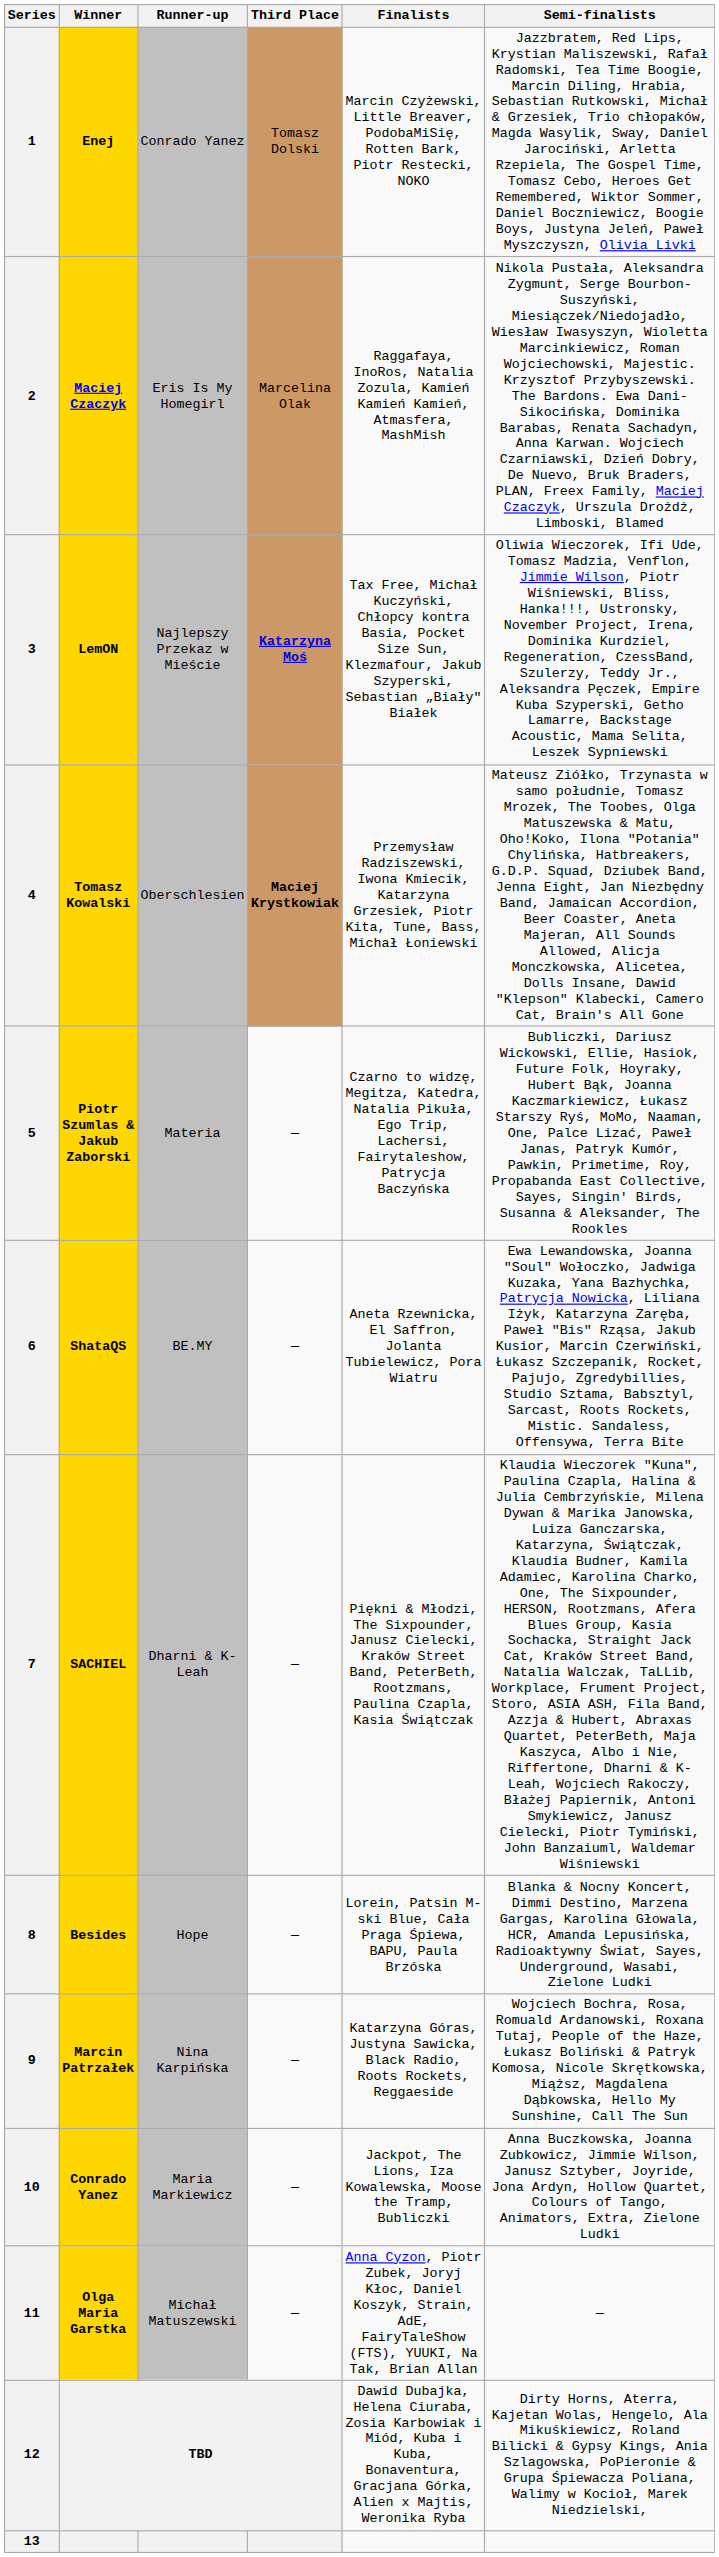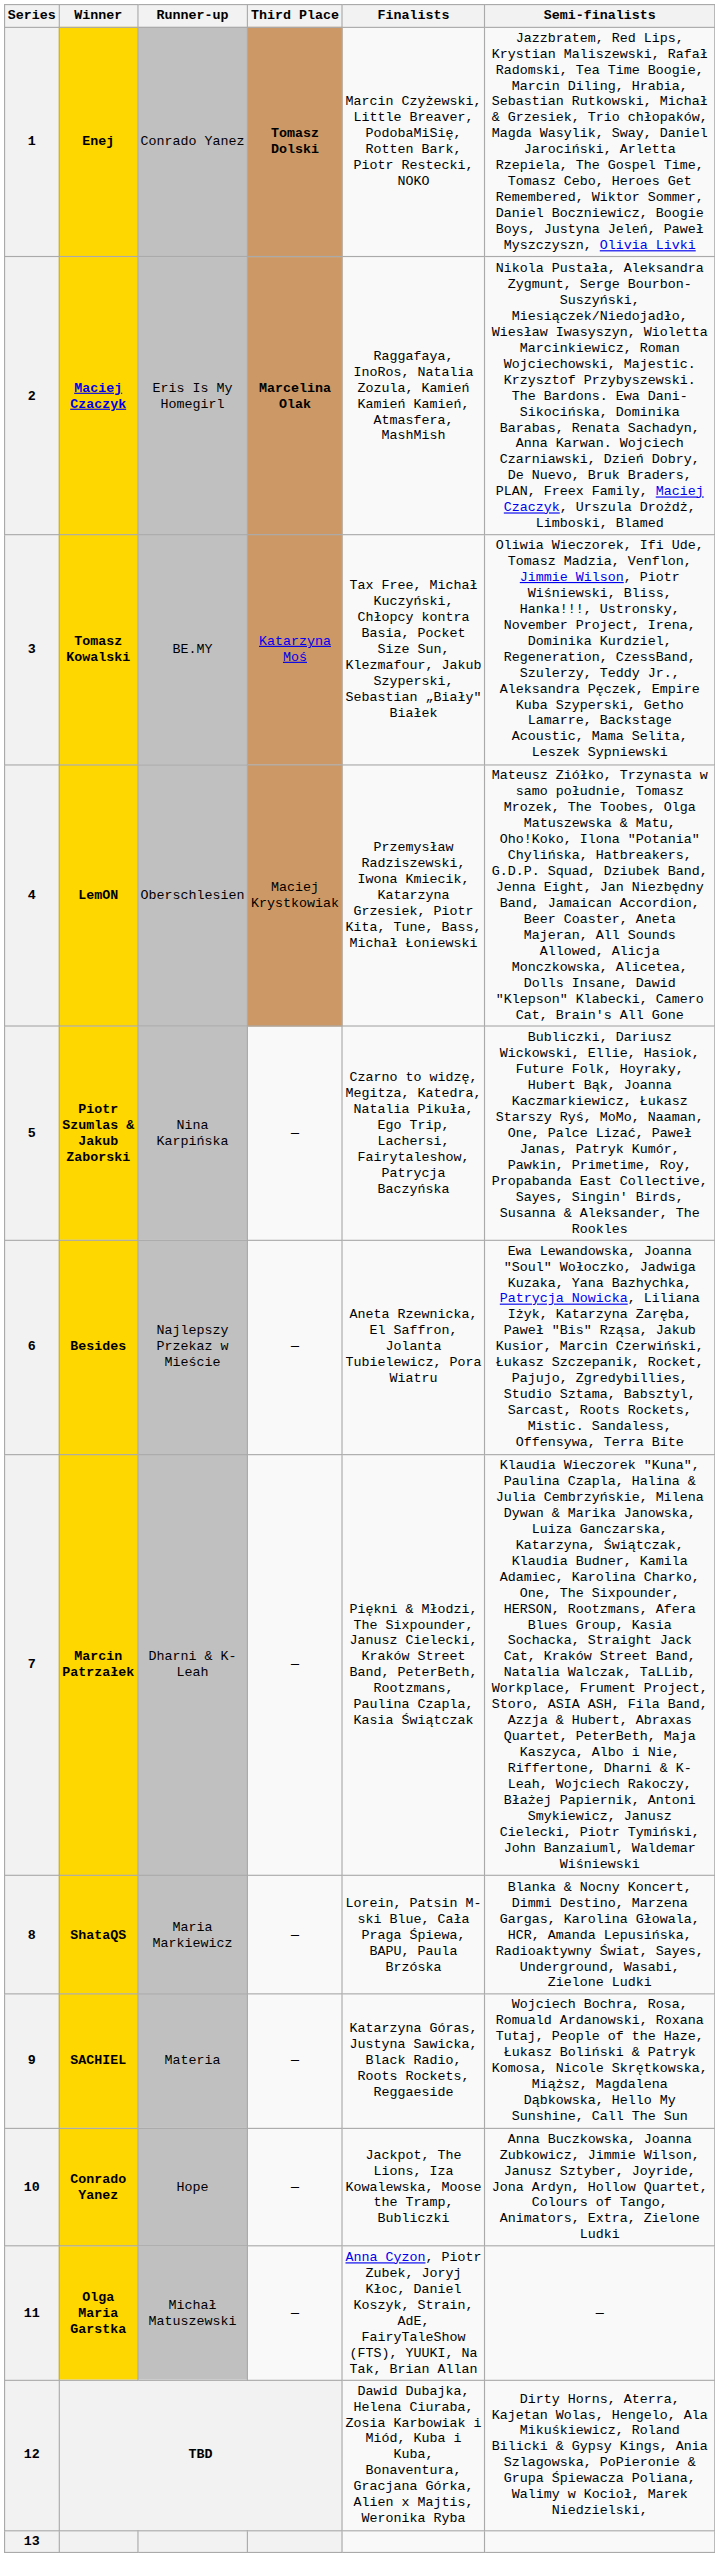(295, 142) normal -> (295, 142) bold
(295, 395) normal -> (295, 395) bold
(98, 649) LemON -> (98, 649) Tomasz Kowalski
(193, 649) Najlepszy Przekaz w Mieście -> (193, 649) BE.MY
(295, 649) bold -> (295, 649) normal
(98, 895) Tomasz Kowalski -> (98, 895) LemON
(295, 895) bold -> (295, 895) normal
(193, 1133) Materia -> (193, 1133) Nina Karpińska
(98, 1347) ShataQS -> (98, 1347) Besides
(193, 1347) BE.MY -> (193, 1347) Najlepszy Przekaz w Mieście
(98, 1665) SACHIEL -> (98, 1665) Marcin Patrzałek
(98, 1934) Besides -> (98, 1934) ShataQS
(193, 1934) Hope -> (193, 1934) Maria Markiewicz
(98, 2061) Marcin Patrzałek -> (98, 2061) SACHIEL
(193, 2061) Nina Karpińska -> (193, 2061) Materia
(193, 2187) Maria Markiewicz -> (193, 2187) Hope
